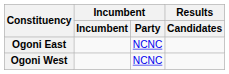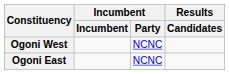rows swapped: (39, 45) <-> (39, 61)
